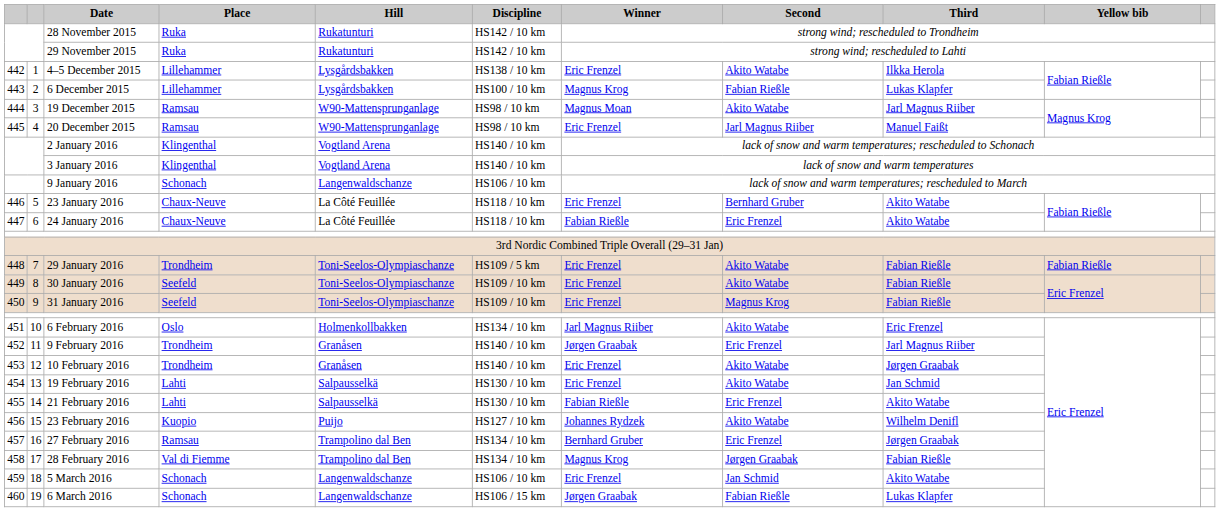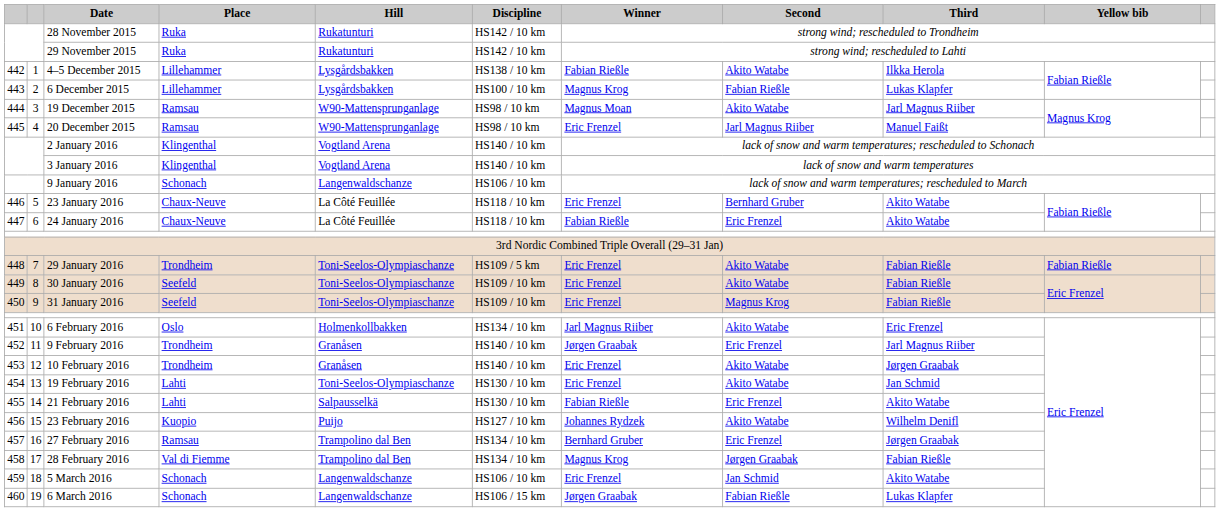(593, 70) Eric Frenzel -> (597, 70) Fabian Rießle
(348, 383) Salpausselkä -> (386, 383) Toni-Seelos-Olympiaschanze
